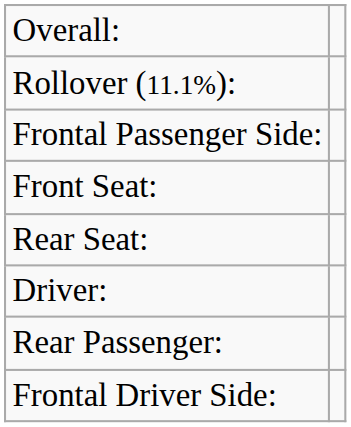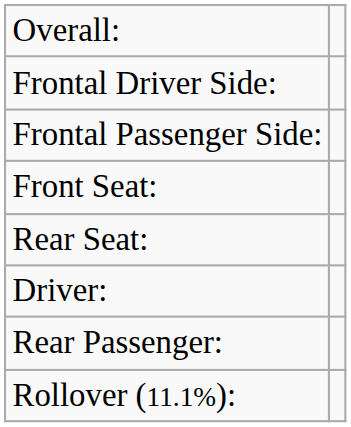rows swapped: (145, 394) <-> (124, 82)
